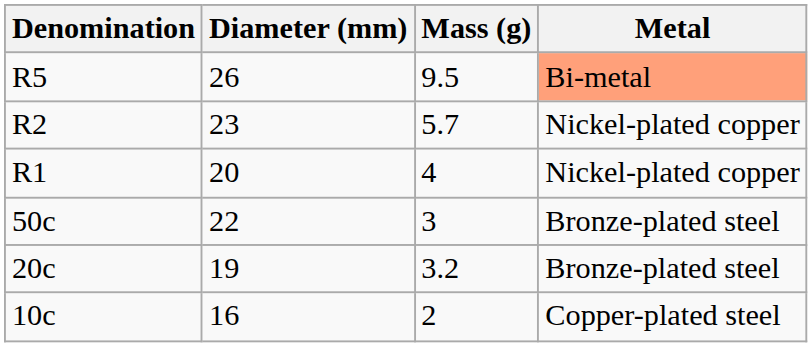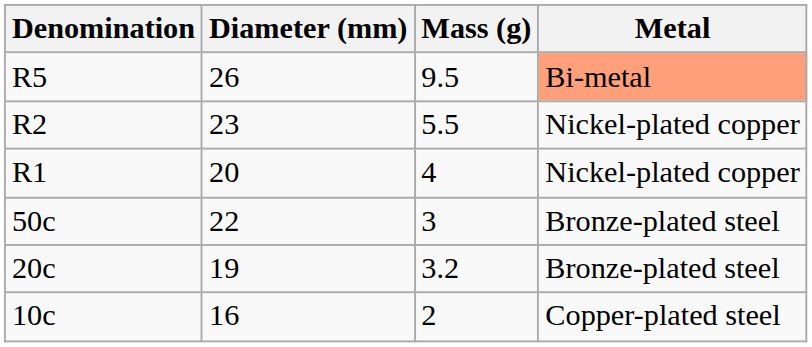(440, 124) 5.7 -> (440, 124) 5.5
